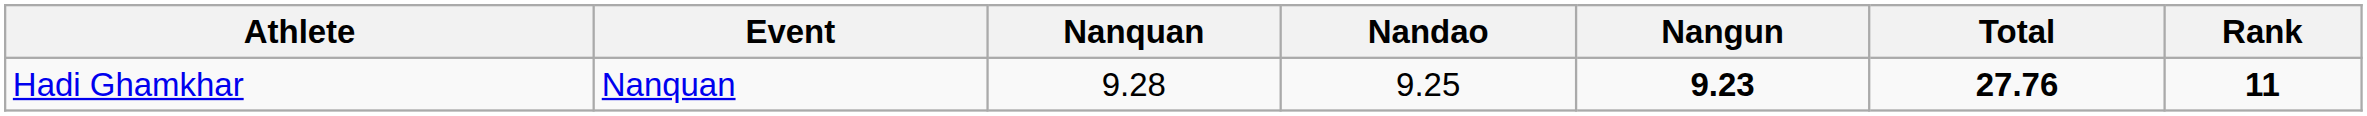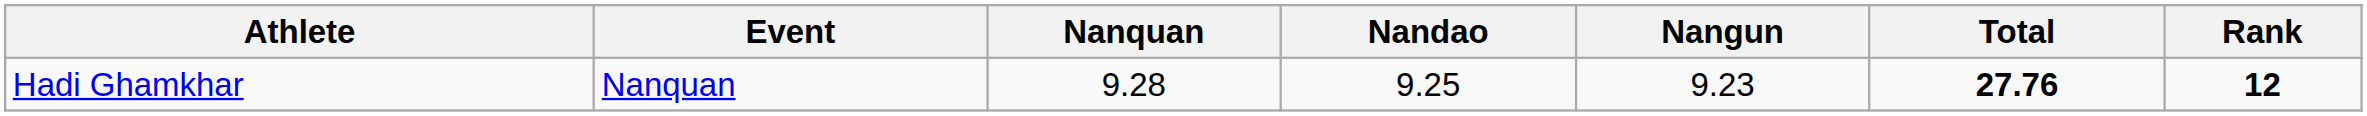(1723, 84) bold -> (1723, 84) normal
(2262, 84) 11 -> (2262, 84) 12
